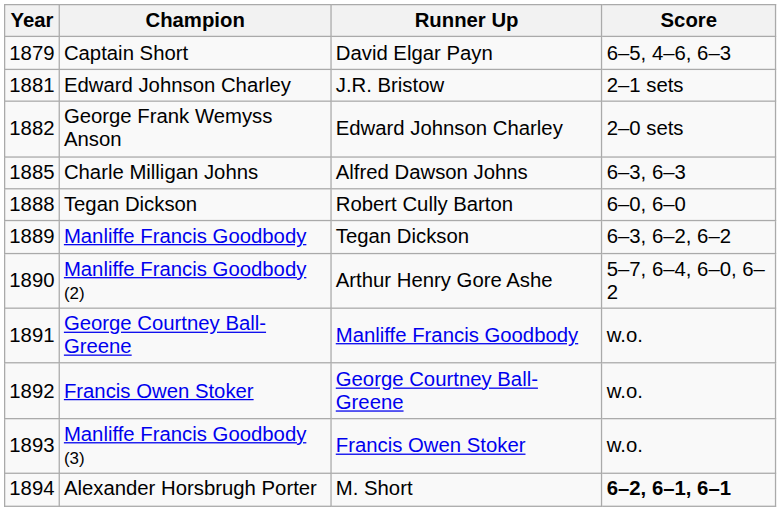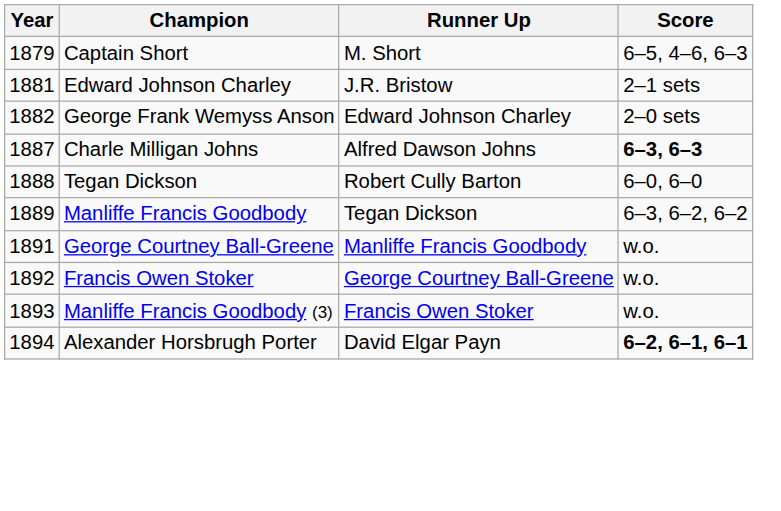(414, 52) David Elgar Payn -> (382, 52) M. Short
(32, 172) 1885 -> (32, 149) 1887
(646, 172) normal -> (663, 149) bold
- row: (185, 280)
(374, 489) M. Short -> (422, 342) David Elgar Payn
